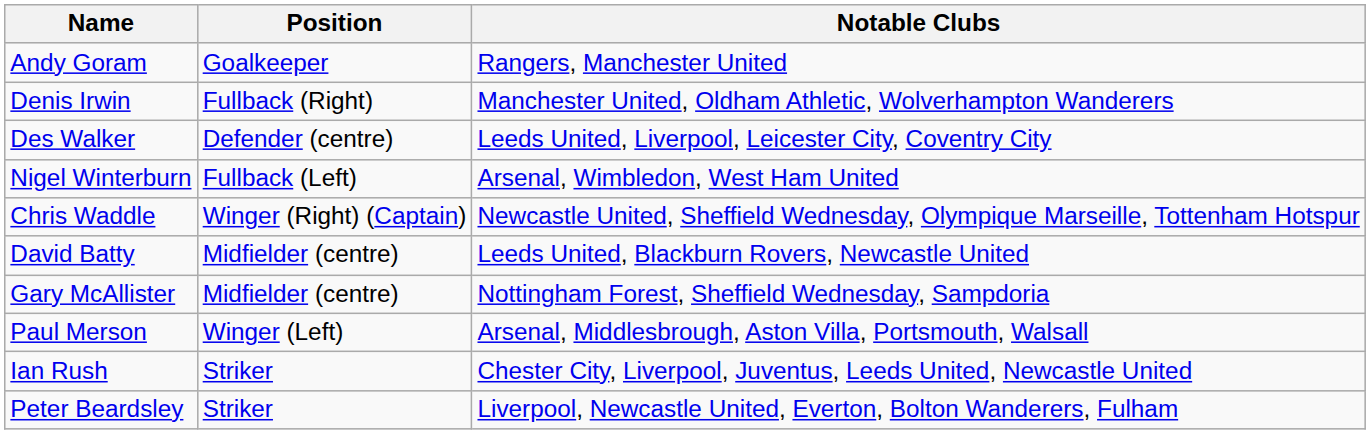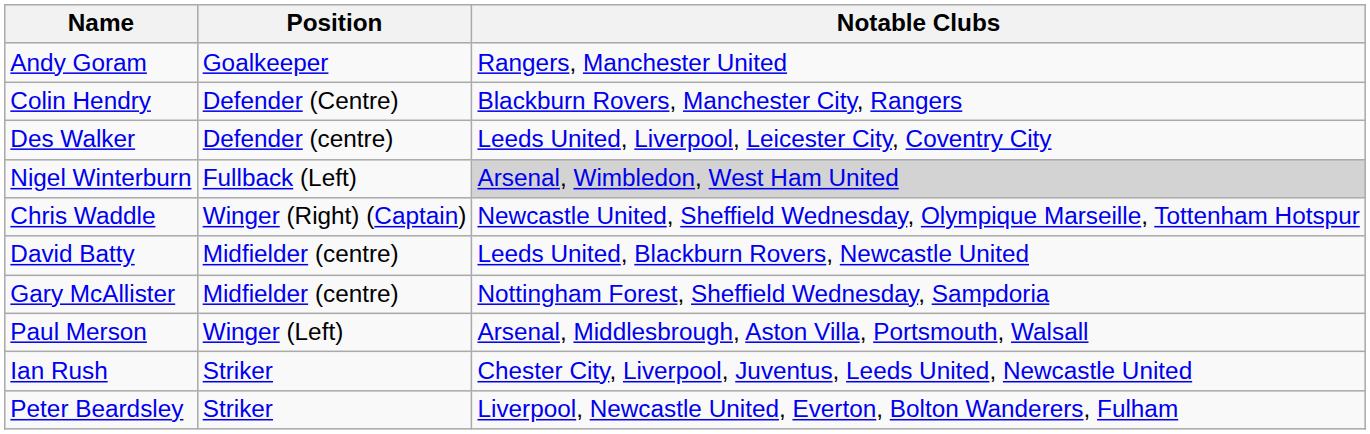- row: (71, 100)
+ row: (81, 100)
(688, 178) no background -> (688, 178) lightgrey background
